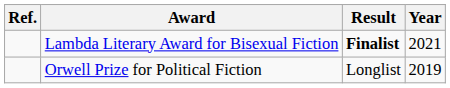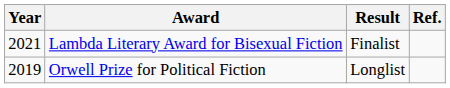columns swapped: (425, 17) <-> (23, 17)
(373, 43) bold -> (375, 43) normal
